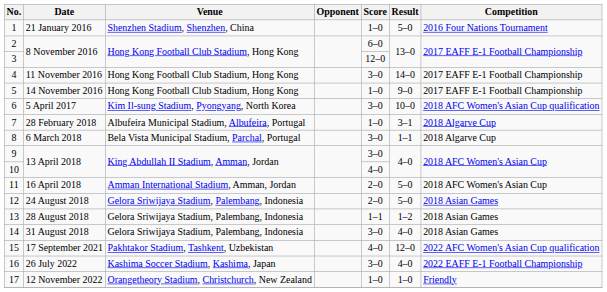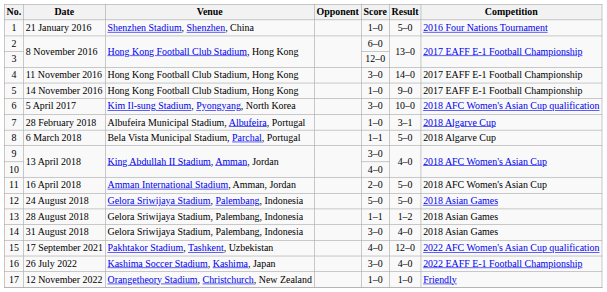(375, 138) 3–0 -> (375, 138) 1–1
(405, 138) 1–1 -> (405, 138) 5–0
(375, 201) 2–0 -> (375, 201) 5–0
